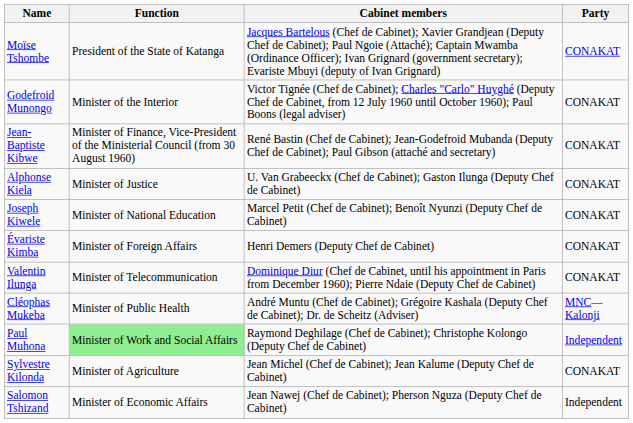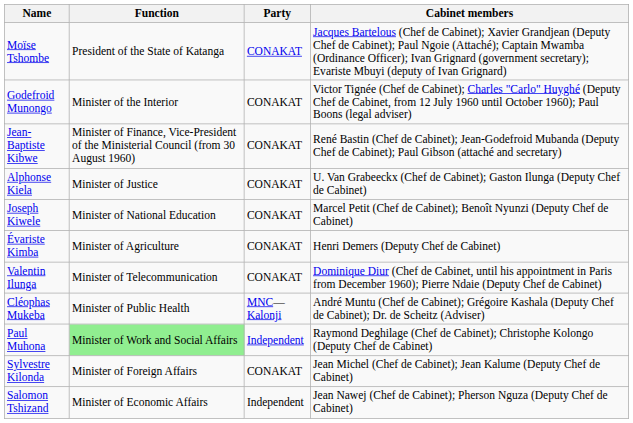columns swapped: (595, 13) <-> (403, 13)
(135, 246) Minister of Foreign Affairs -> (126, 246) Minister of Agriculture
(126, 371) Minister of Agriculture -> (135, 371) Minister of Foreign Affairs
